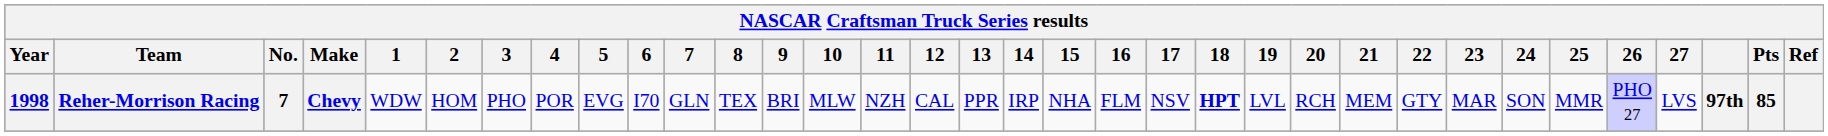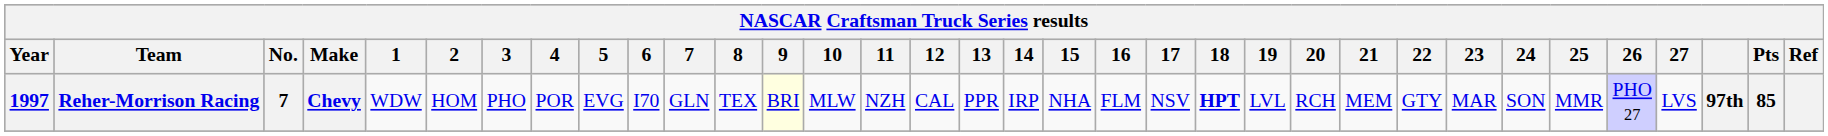(29, 102) 1998 -> (29, 102) 1997
(783, 102) no background -> (783, 102) lightyellow background
